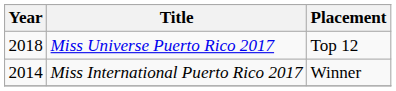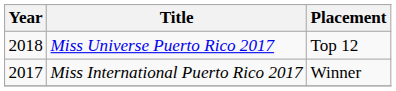(26, 72) 2014 -> (26, 72) 2017
